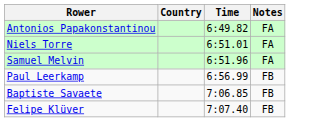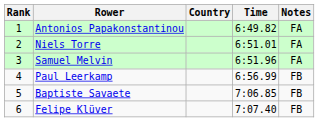+ column: (19, 12)
